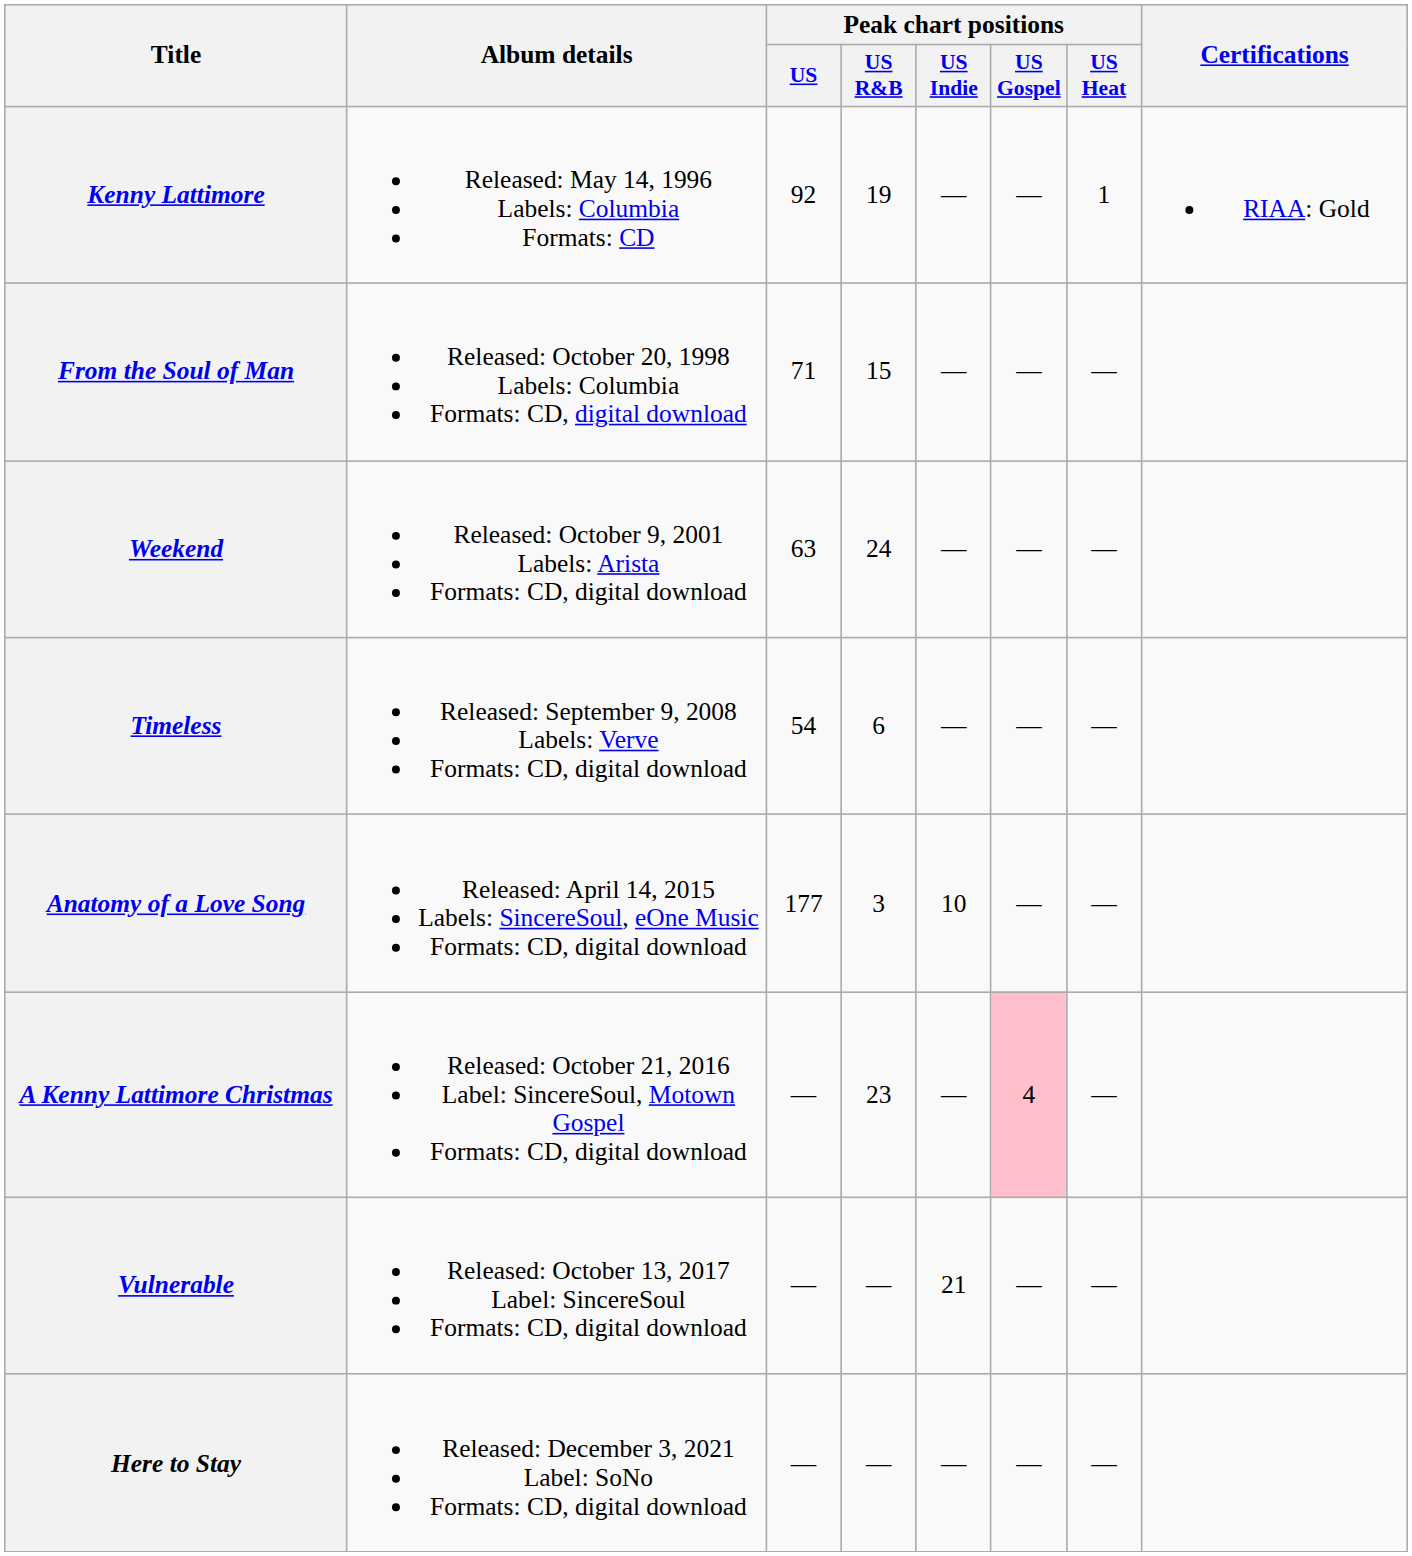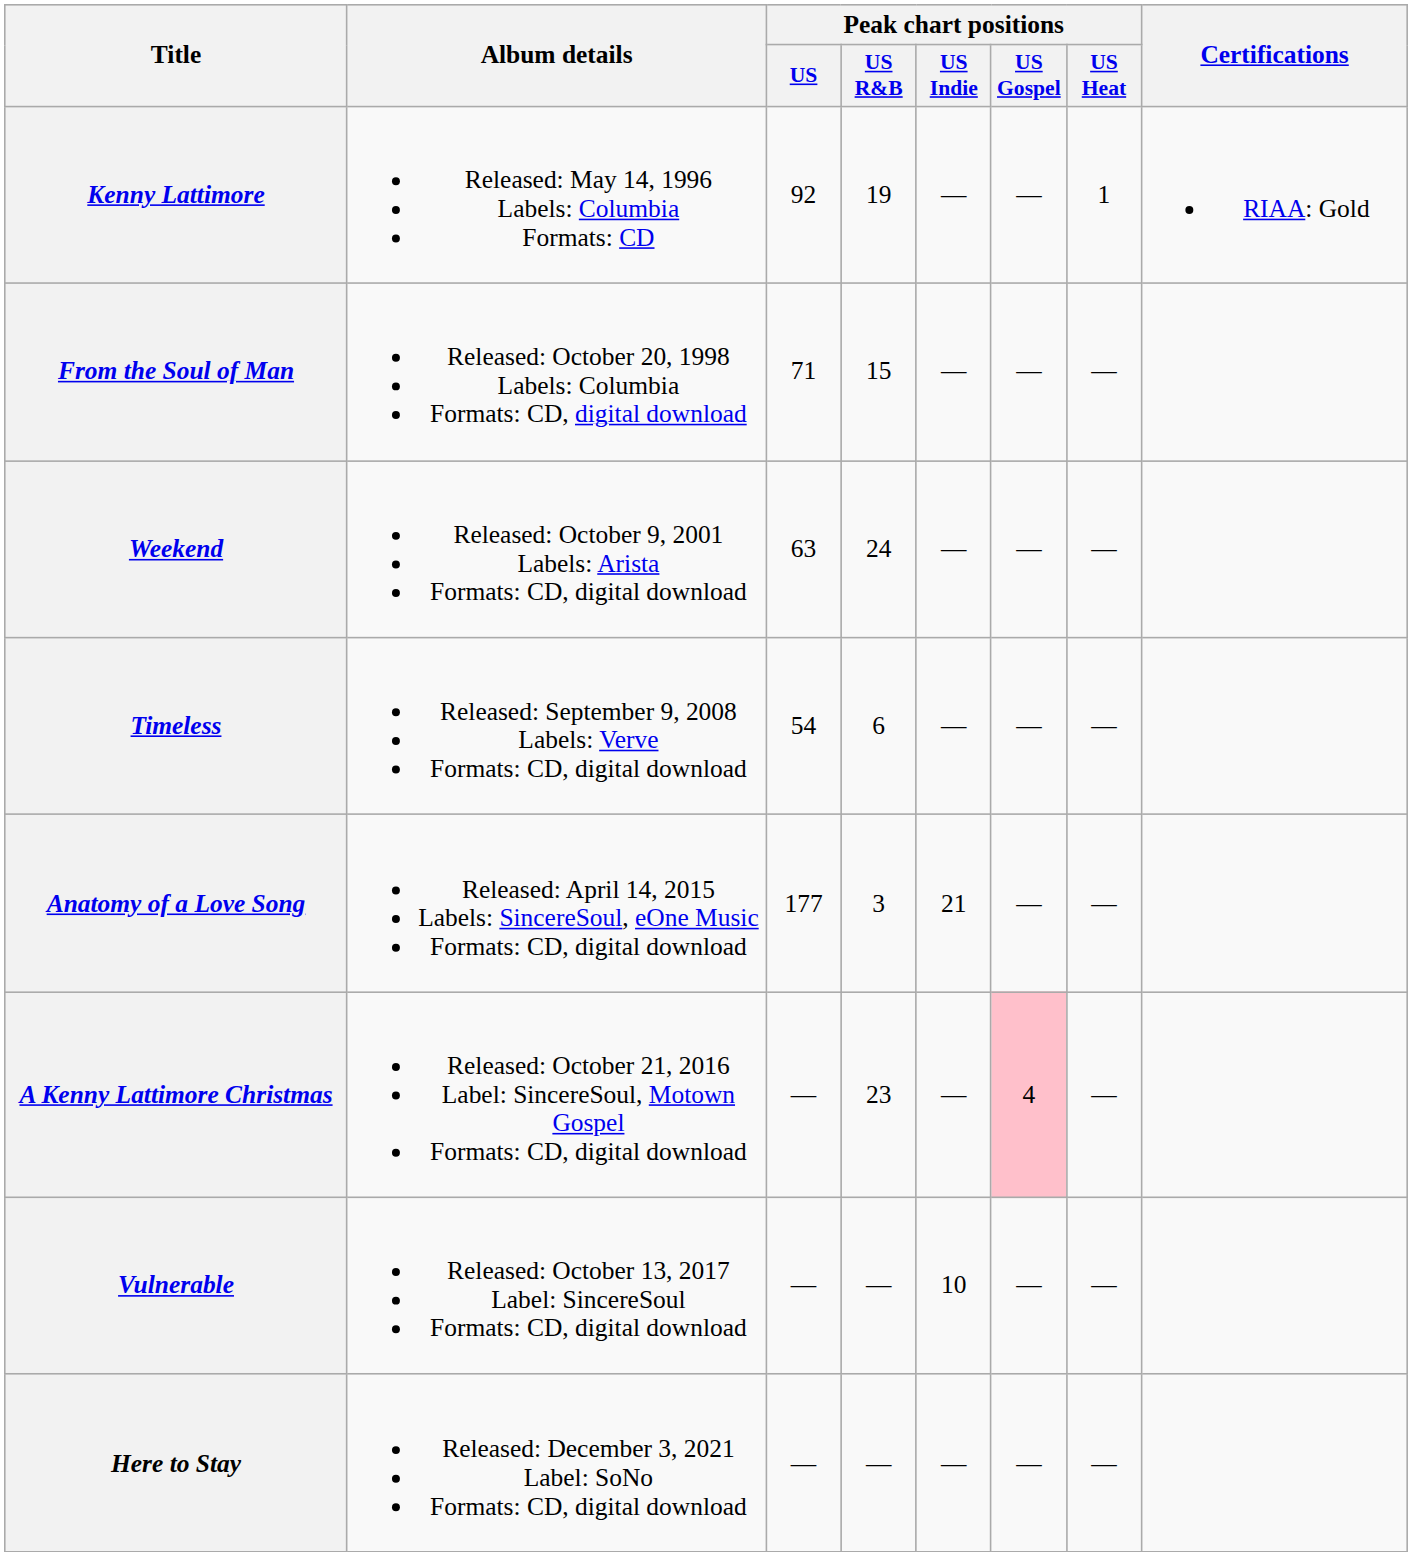(954, 902) 10 -> (954, 902) 21
(954, 1285) 21 -> (954, 1285) 10
